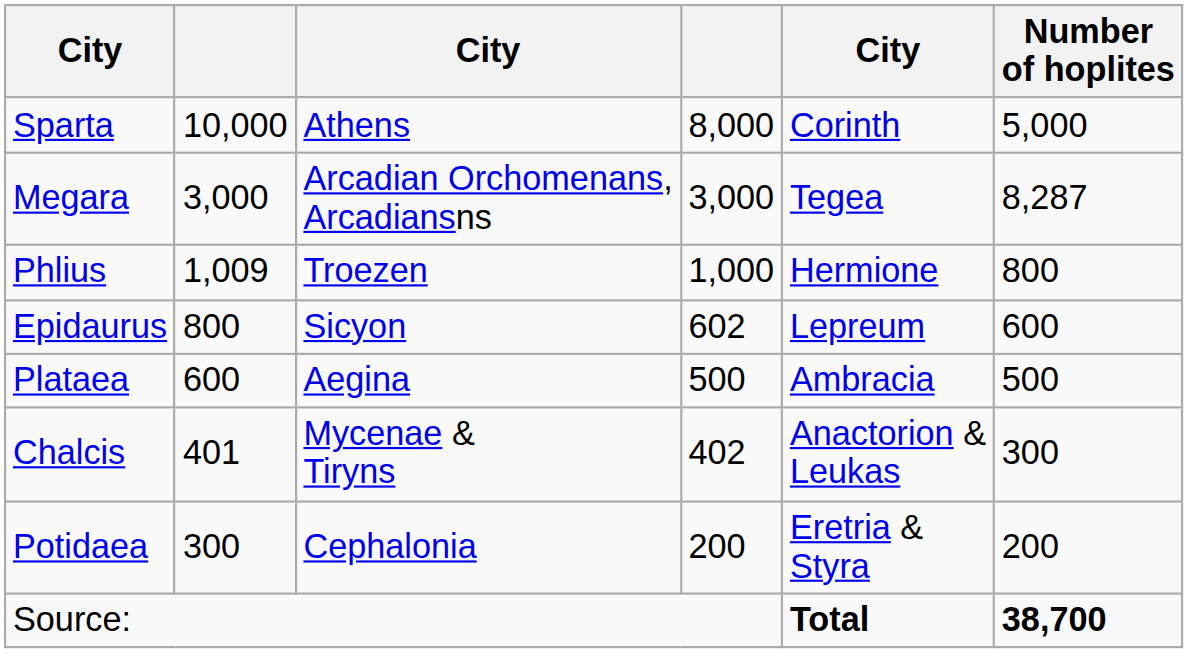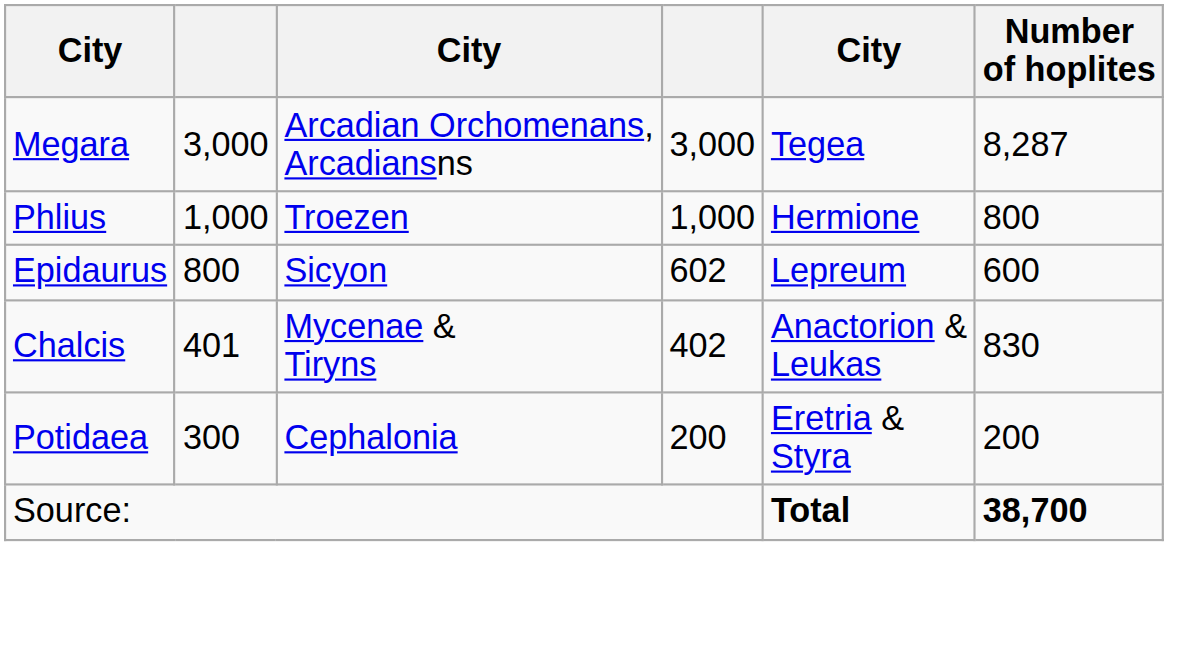- row: (63, 124)
(226, 271) 1,009 -> (226, 217) 1,000
- row: (71, 380)
(1030, 453) 300 -> (1011, 345) 830
